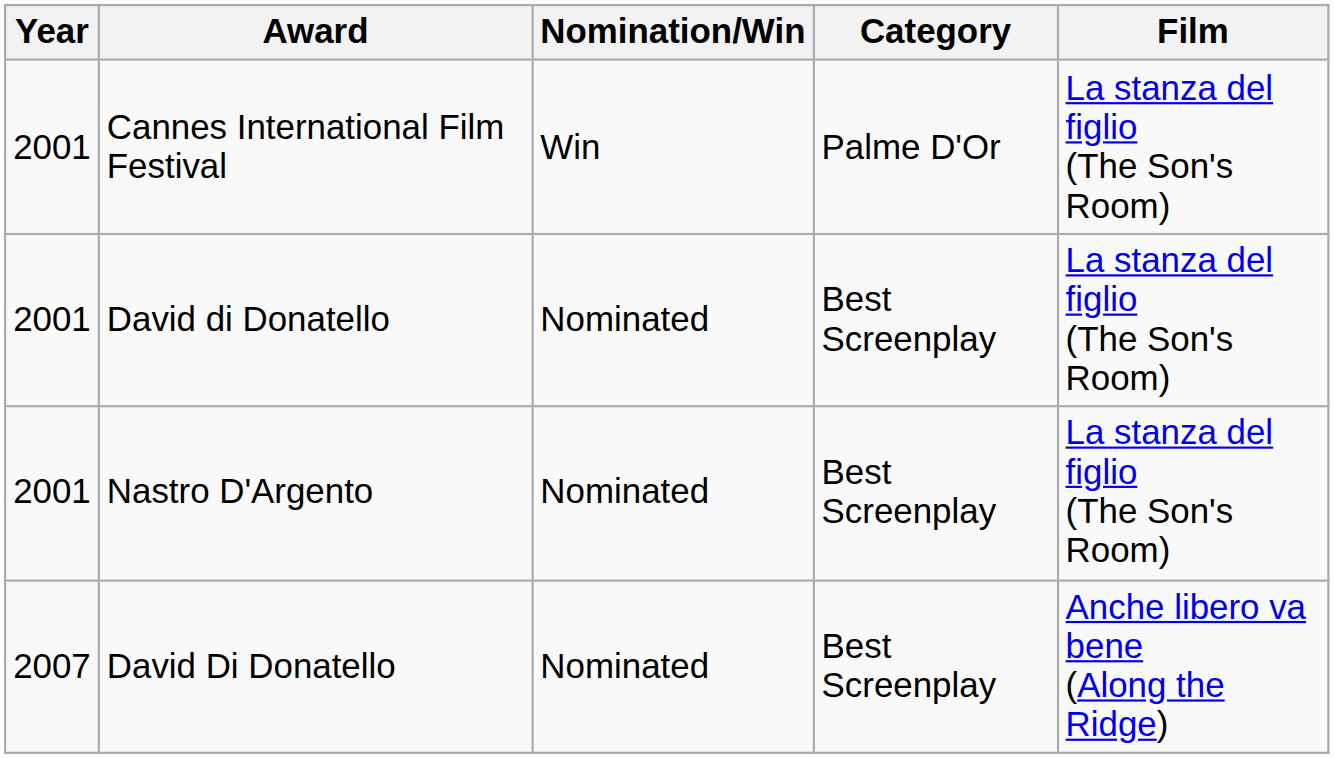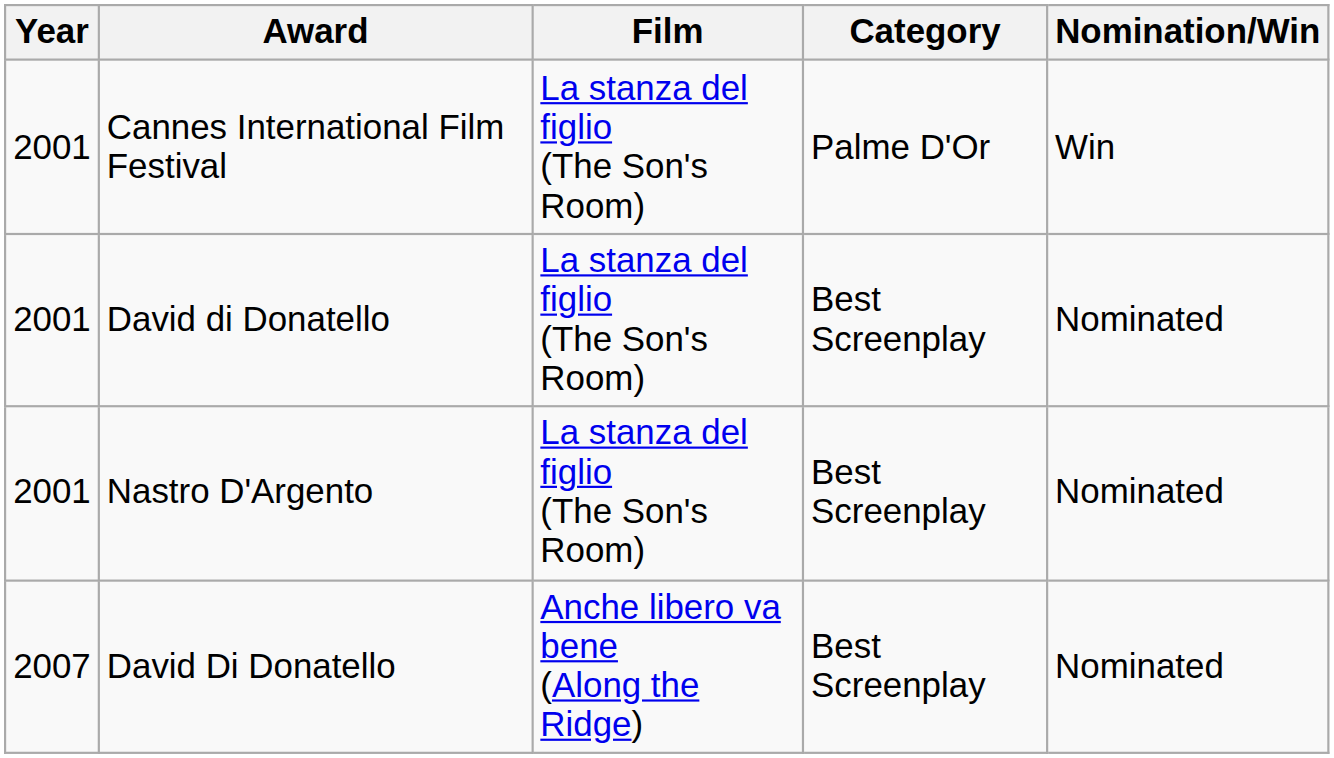columns swapped: (1193, 32) <-> (673, 32)
